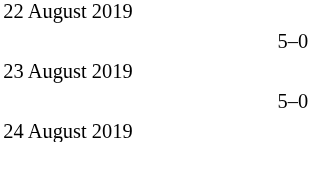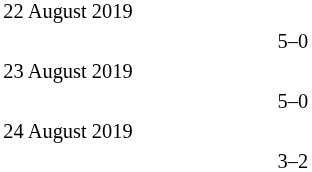+ row: (110, 161)
